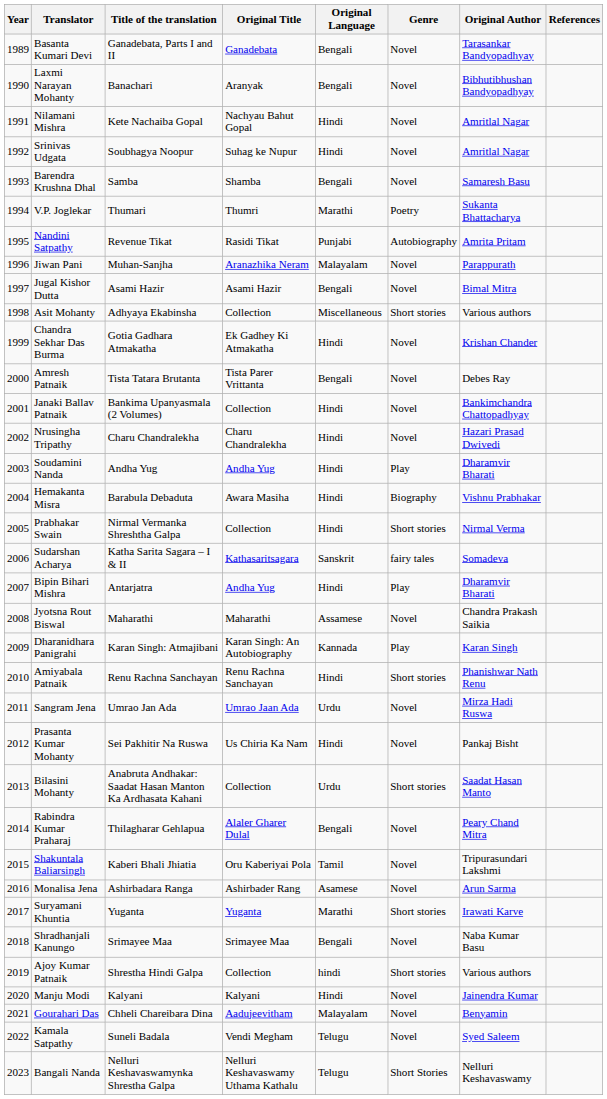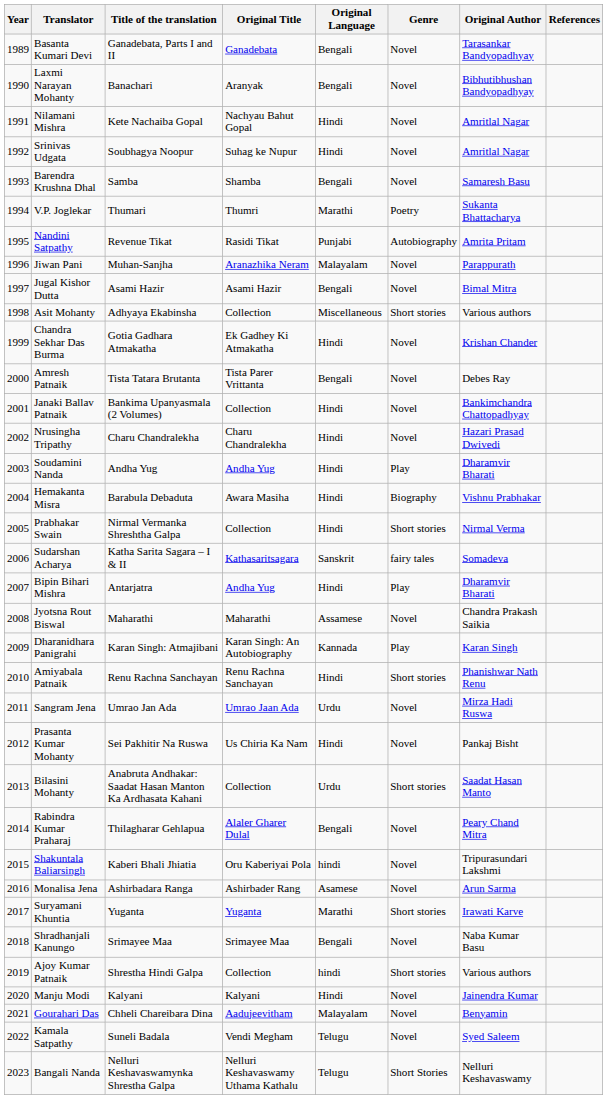(331, 864) Tamil -> (329, 864) hindi
